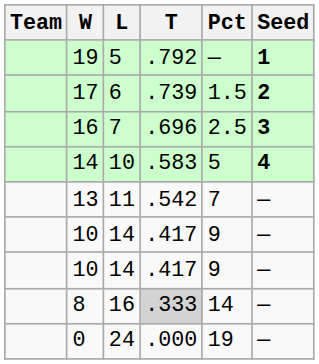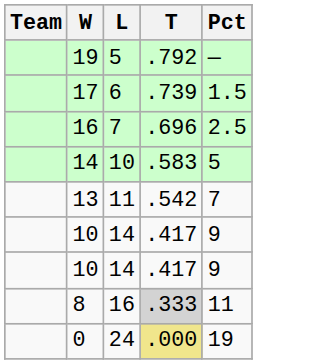- column: (283, 23)
(221, 306) 14 -> (221, 306) 11
(171, 341) no background -> (171, 341) khaki background
